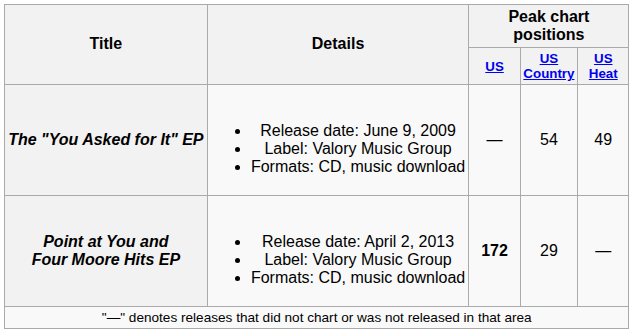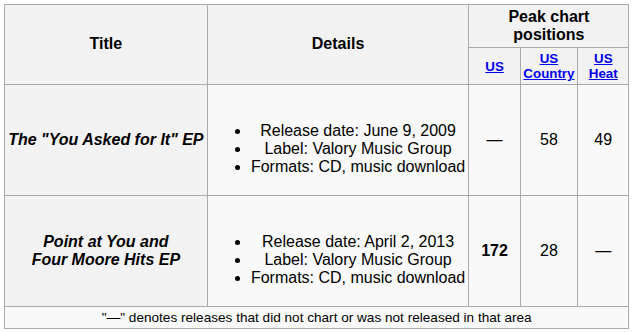(549, 139) 54 -> (549, 139) 58
(549, 251) 29 -> (549, 251) 28
